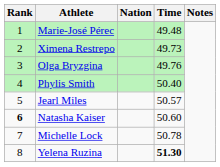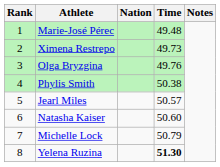(169, 83) 50.40 -> (169, 83) 50.38
(20, 118) bold -> (20, 118) normal
(169, 135) 50.78 -> (169, 135) 50.79
